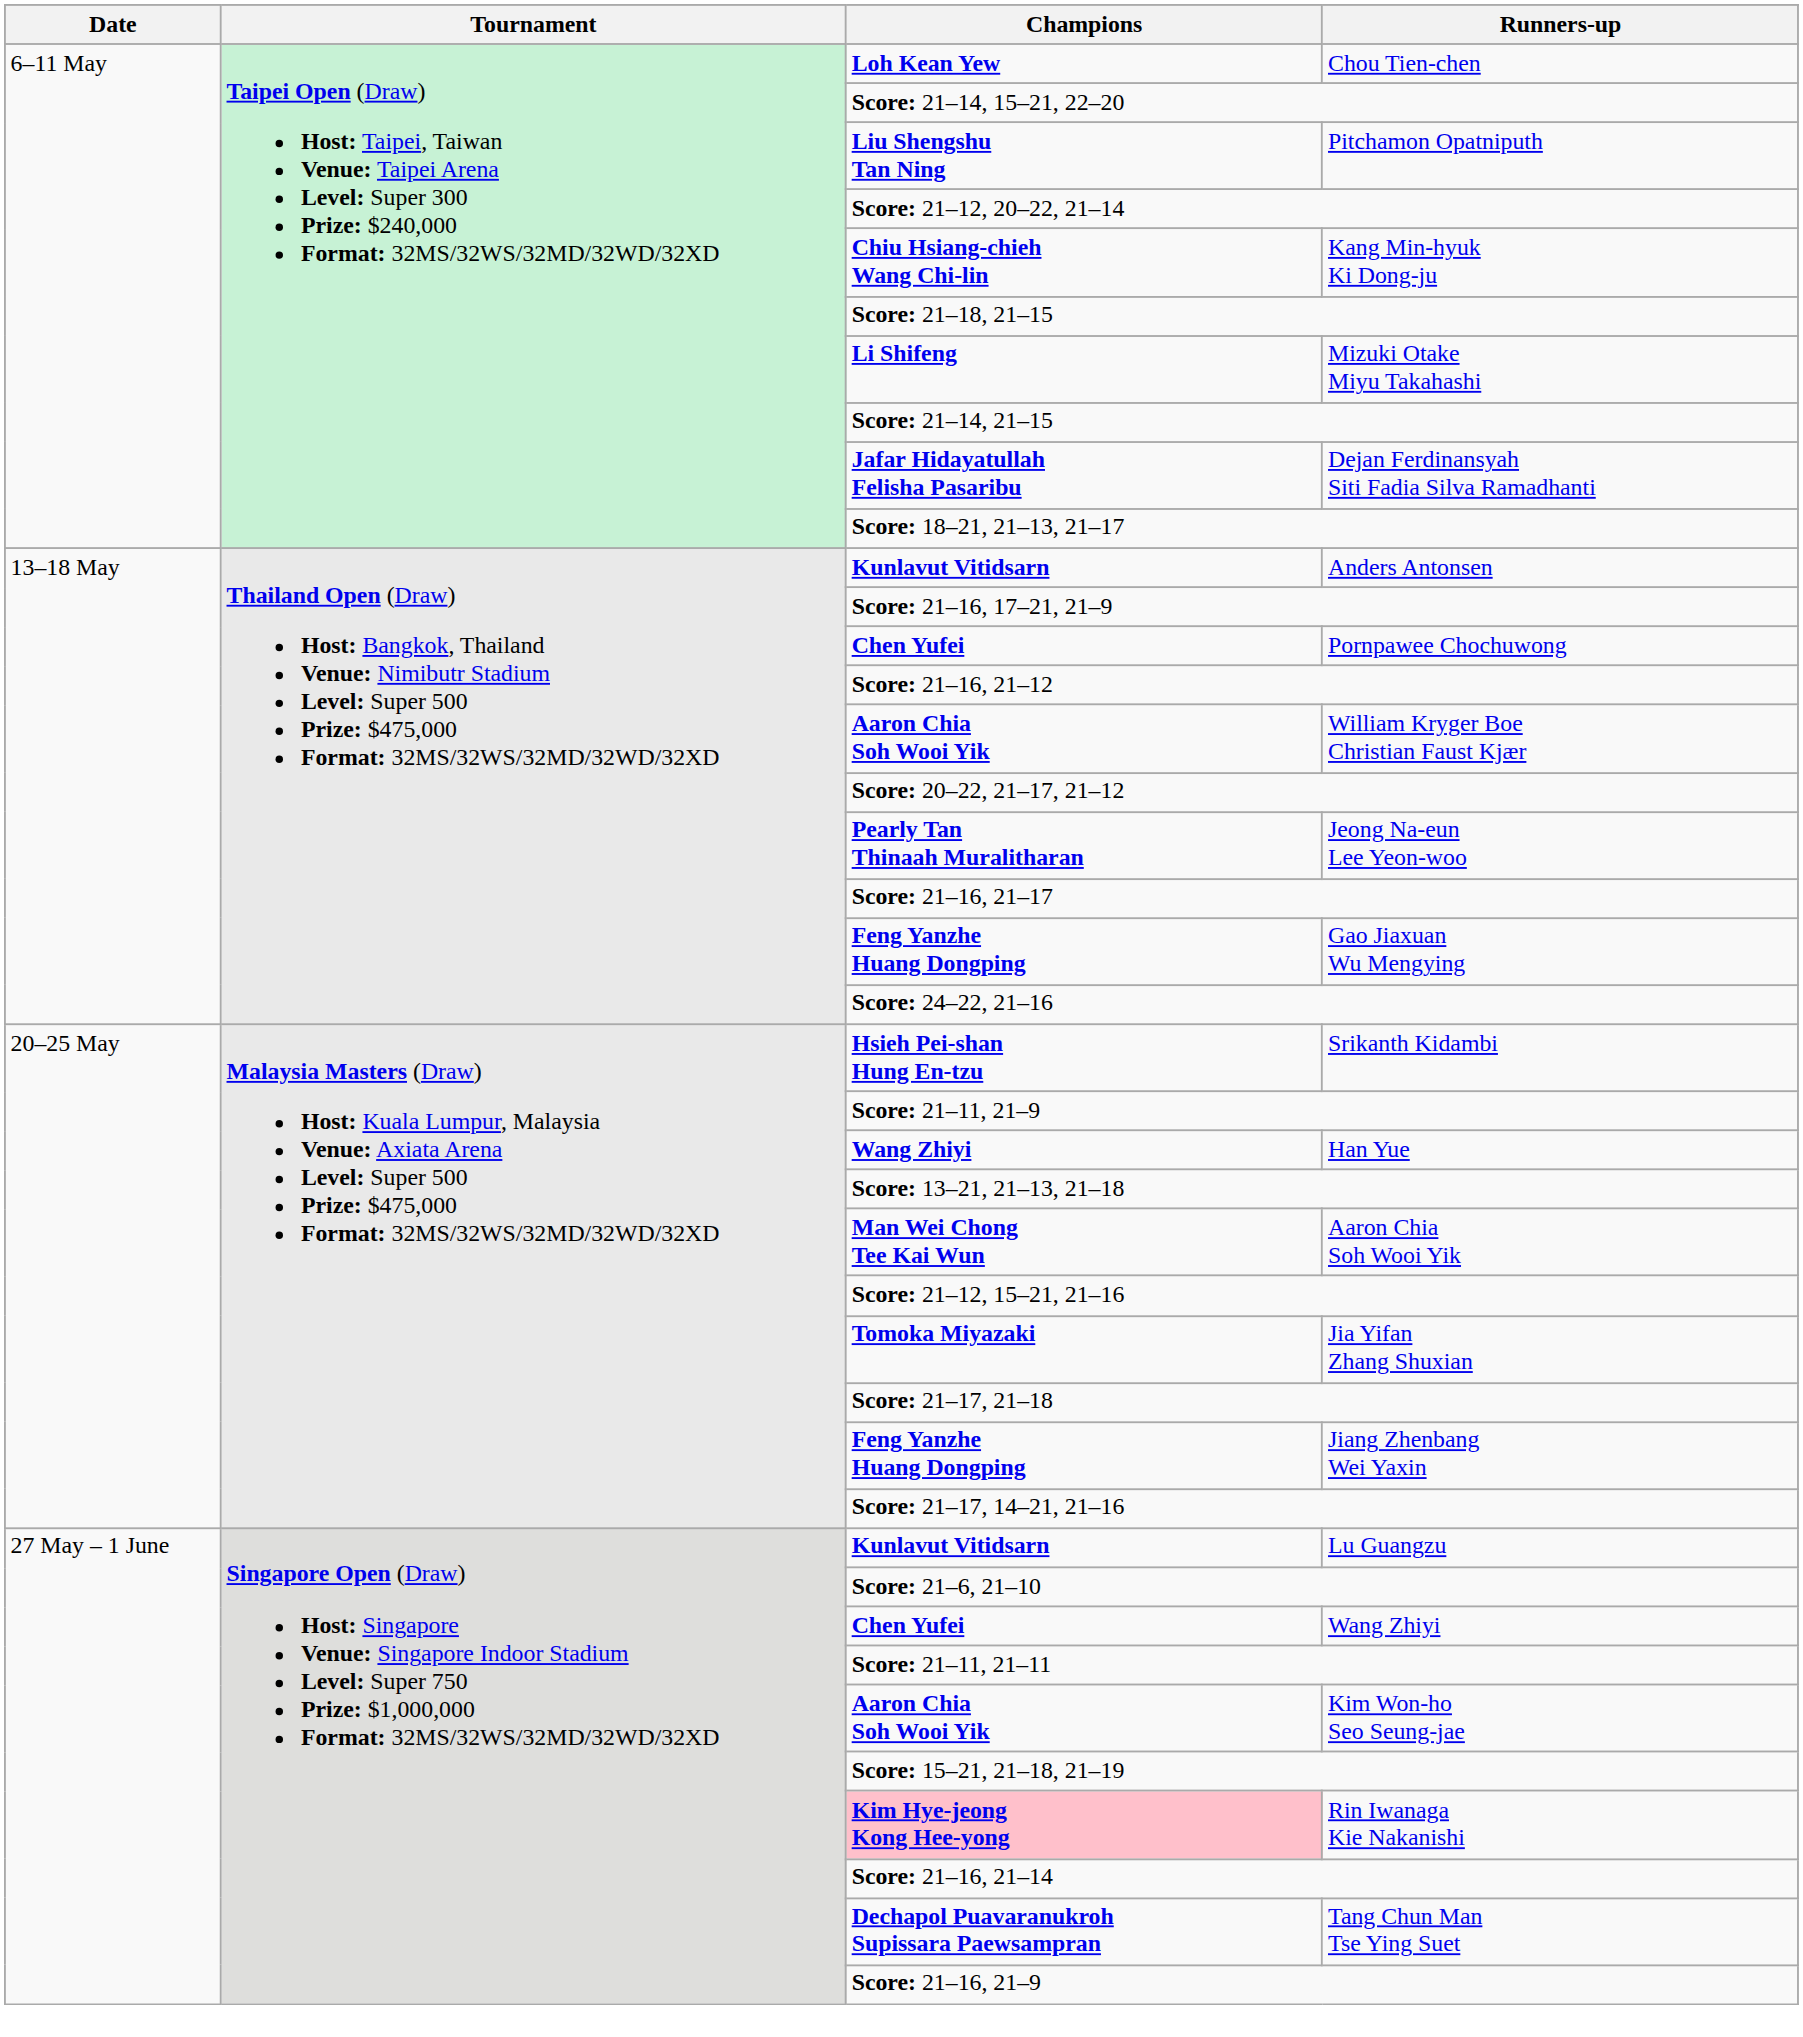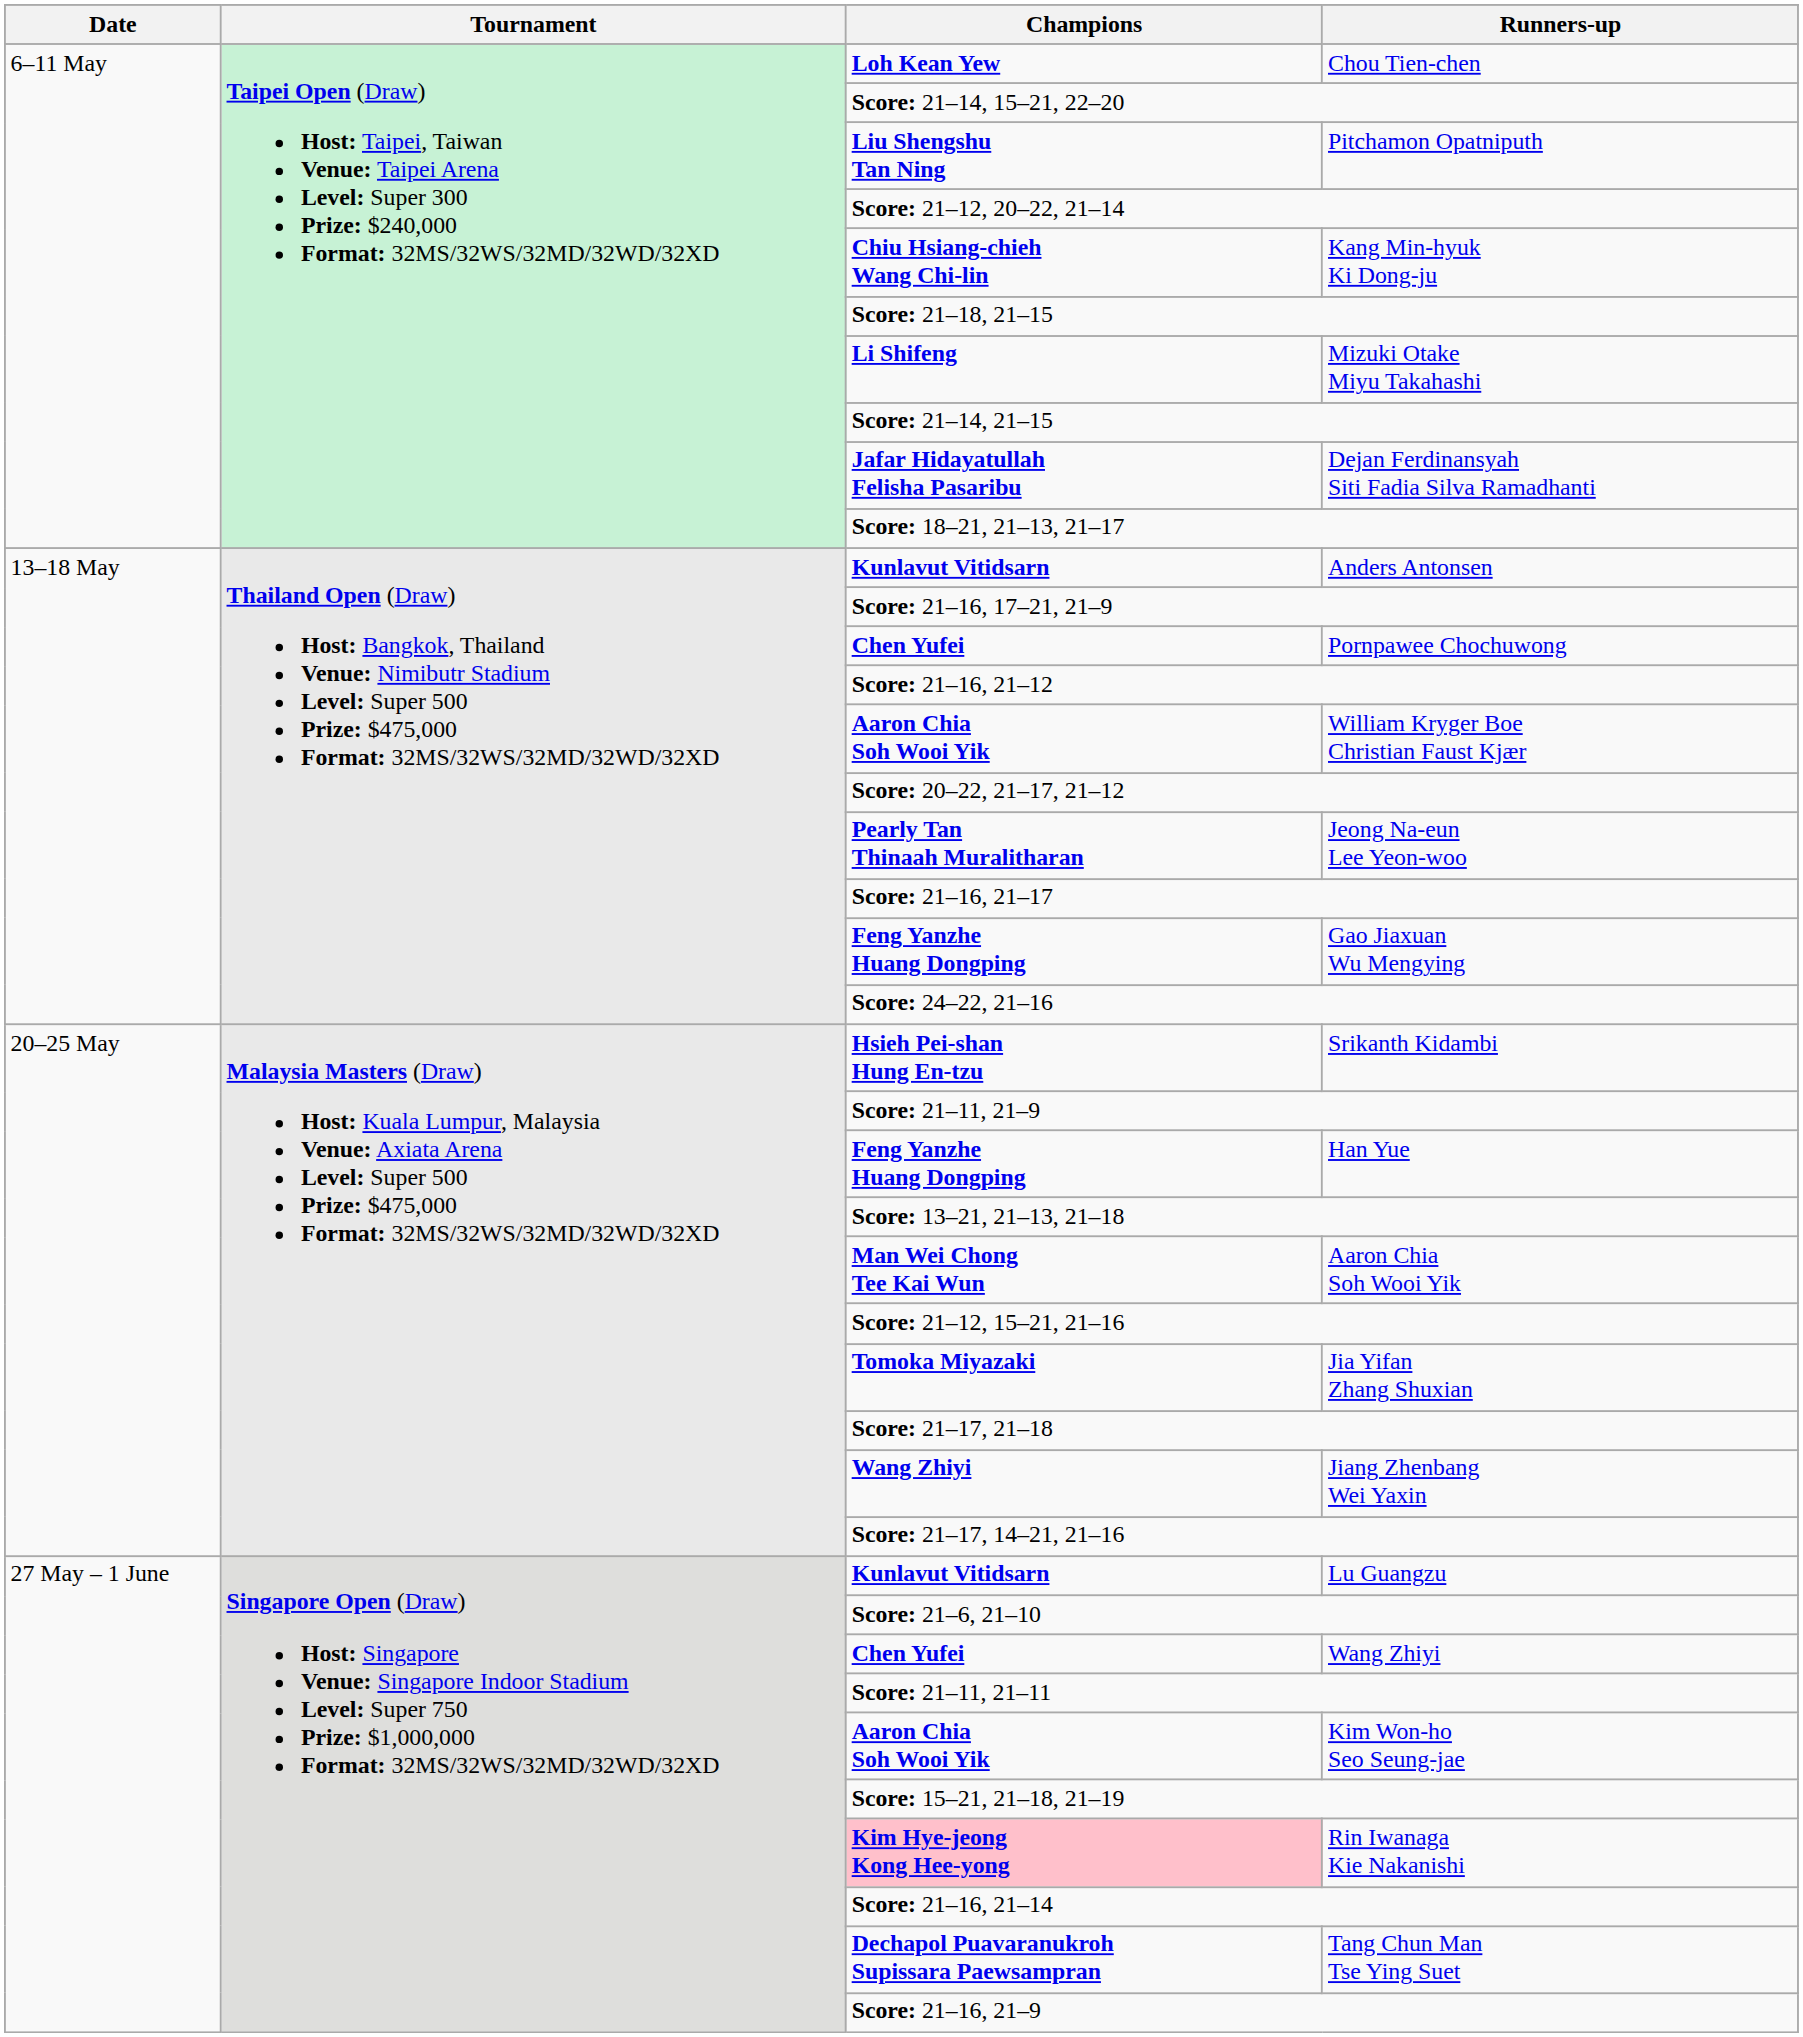(912, 1149) Wang Zhiyi -> (939, 1163) Feng Yanzhe Huang Dongping
(939, 1454) Feng Yanzhe Huang Dongping -> (912, 1468) Wang Zhiyi
